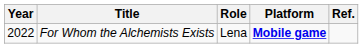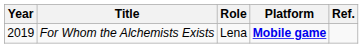(21, 33) 2022 -> (21, 33) 2019
